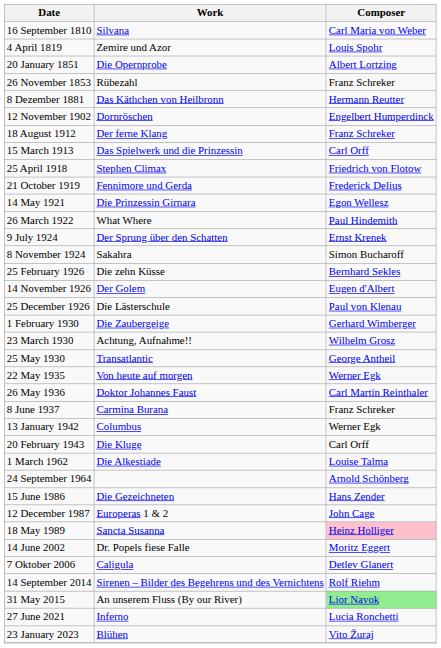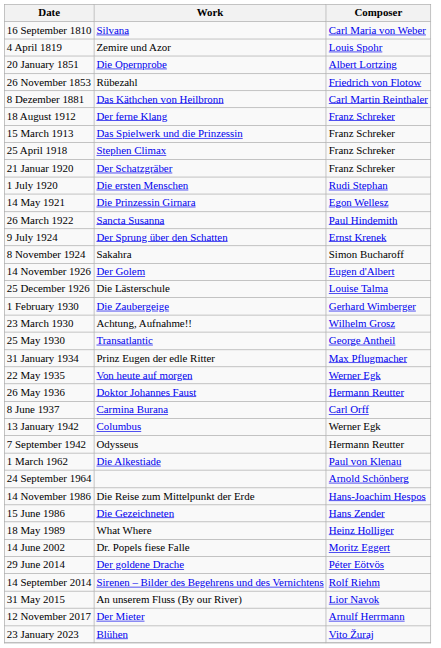(362, 82) Franz Schreker -> (375, 82) Friedrich von Flotow
(366, 99) Hermann Reutter -> (378, 99) Carl Martin Reinthaler
- row: (49, 116)
(349, 151) Carl Orff -> (362, 133) Franz Schreker
(375, 168) Friedrich von Flotow -> (362, 151) Franz Schreker
- row: (43, 185)
+ row: (40, 168)
+ row: (32, 185)
(124, 220) What Where -> (130, 220) Sancta Susanna
- row: (46, 271)
(365, 306) Paul von Klenau -> (358, 289) Louise Talma
+ row: (43, 358)
(378, 392) Carl Martin Reinthaler -> (366, 392) Hermann Reutter
(362, 409) Franz Schreker -> (349, 409) Carl Orff
+ row: (46, 444)
- row: (46, 444)
(358, 461) Louise Talma -> (365, 461) Paul von Klenau
+ row: (49, 496)
- row: (48, 513)
(130, 530) Sancta Susanna -> (124, 530) What Where
(361, 530) pink background -> (361, 530) no background
- row: (41, 565)
+ row: (36, 565)
(354, 599) lightgreen background -> (354, 599) no background
+ row: (49, 617)
- row: (36, 617)
